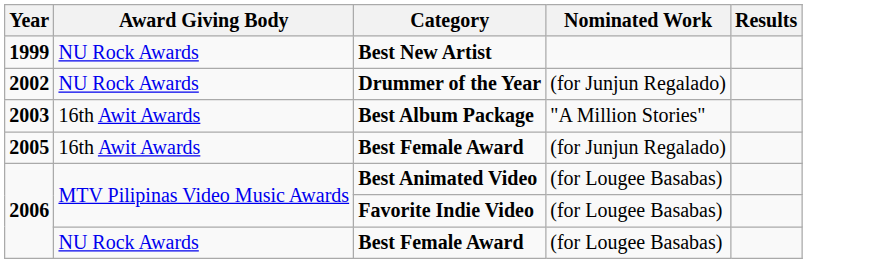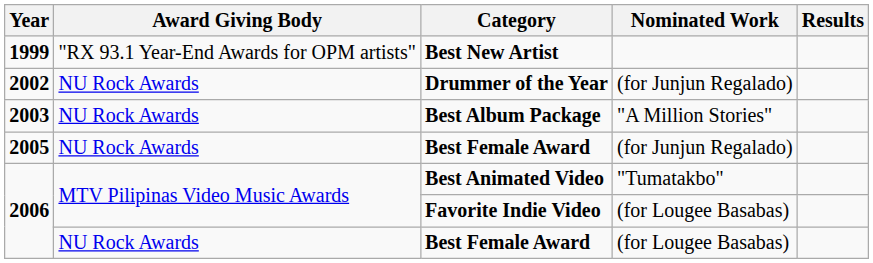(129, 52) NU Rock Awards -> (237, 52) "RX 93.1 Year-End Awards for OPM artists"
(129, 115) 16th Awit Awards -> (129, 115) NU Rock Awards
(129, 147) 16th Awit Awards -> (129, 147) NU Rock Awards
(636, 178) (for Lougee Basabas) -> (670, 178) "Tumatakbo"
